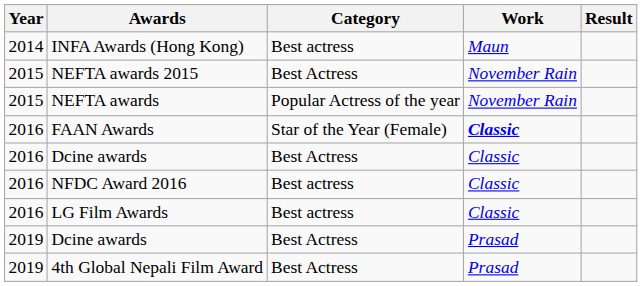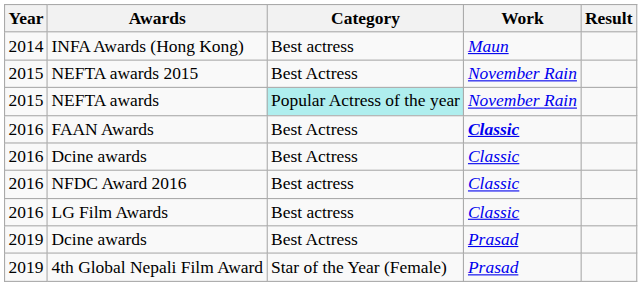(365, 101) no background -> (365, 101) paleturquoise background
(359, 128) Star of the Year (Female) -> (314, 128) Best Actress
(314, 267) Best Actress -> (359, 267) Star of the Year (Female)
